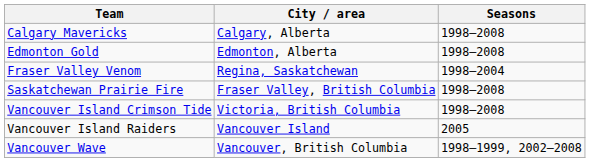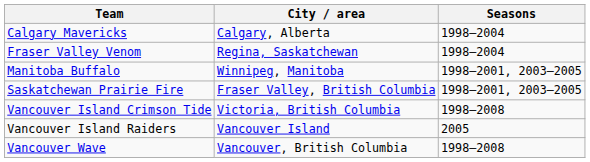(473, 33) 1998–2008 -> (473, 33) 1998–2004
- row: (53, 52)
+ row: (64, 71)
(473, 90) 1998–2008 -> (511, 90) 1998–2001, 2003–2005
(511, 147) 1998–1999, 2002–2008 -> (473, 147) 1998–2008
